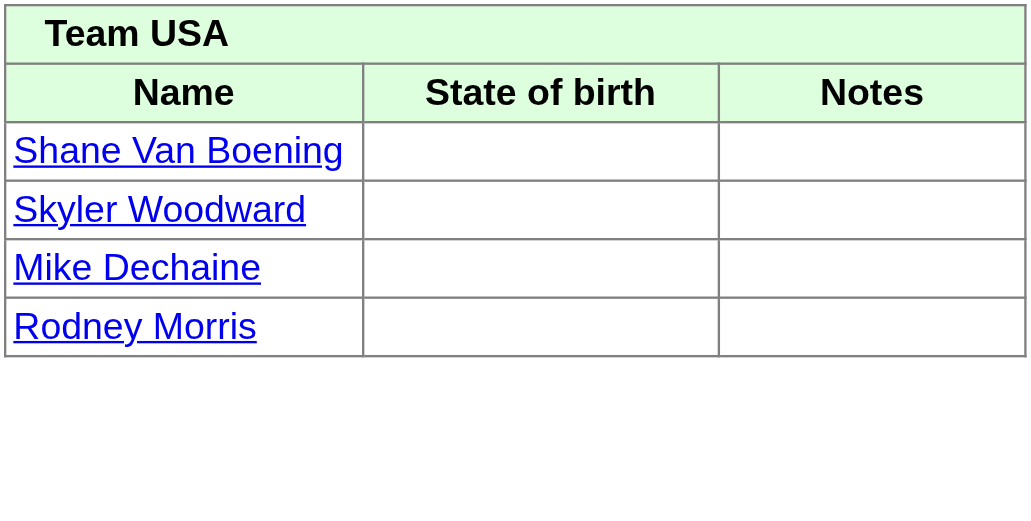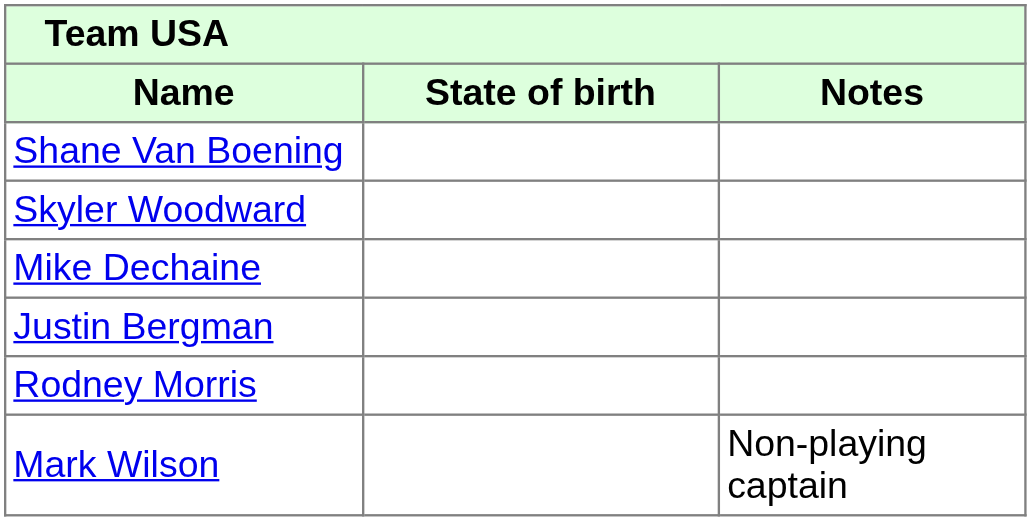+ row: (143, 326)
+ row: (116, 464)
